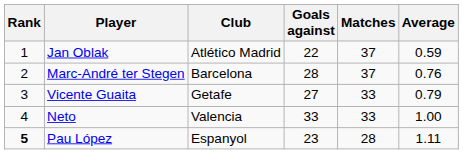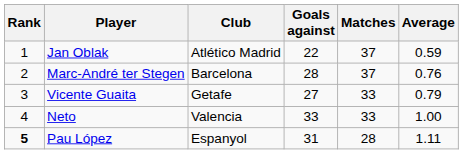(311, 138) 23 -> (311, 138) 31
